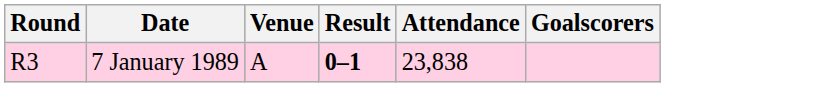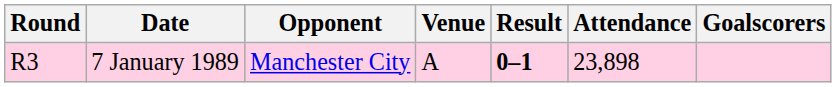+ column: (330, 23)
(435, 61) 23,838 -> (606, 61) 23,898
